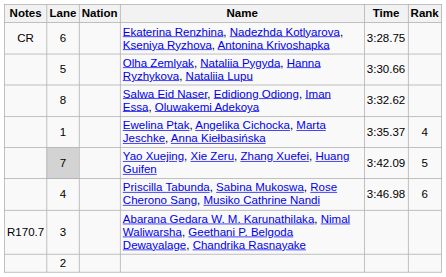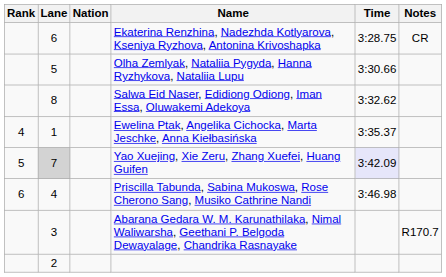columns swapped: (425, 13) <-> (26, 13)
(386, 163) no background -> (377, 163) lavender background
